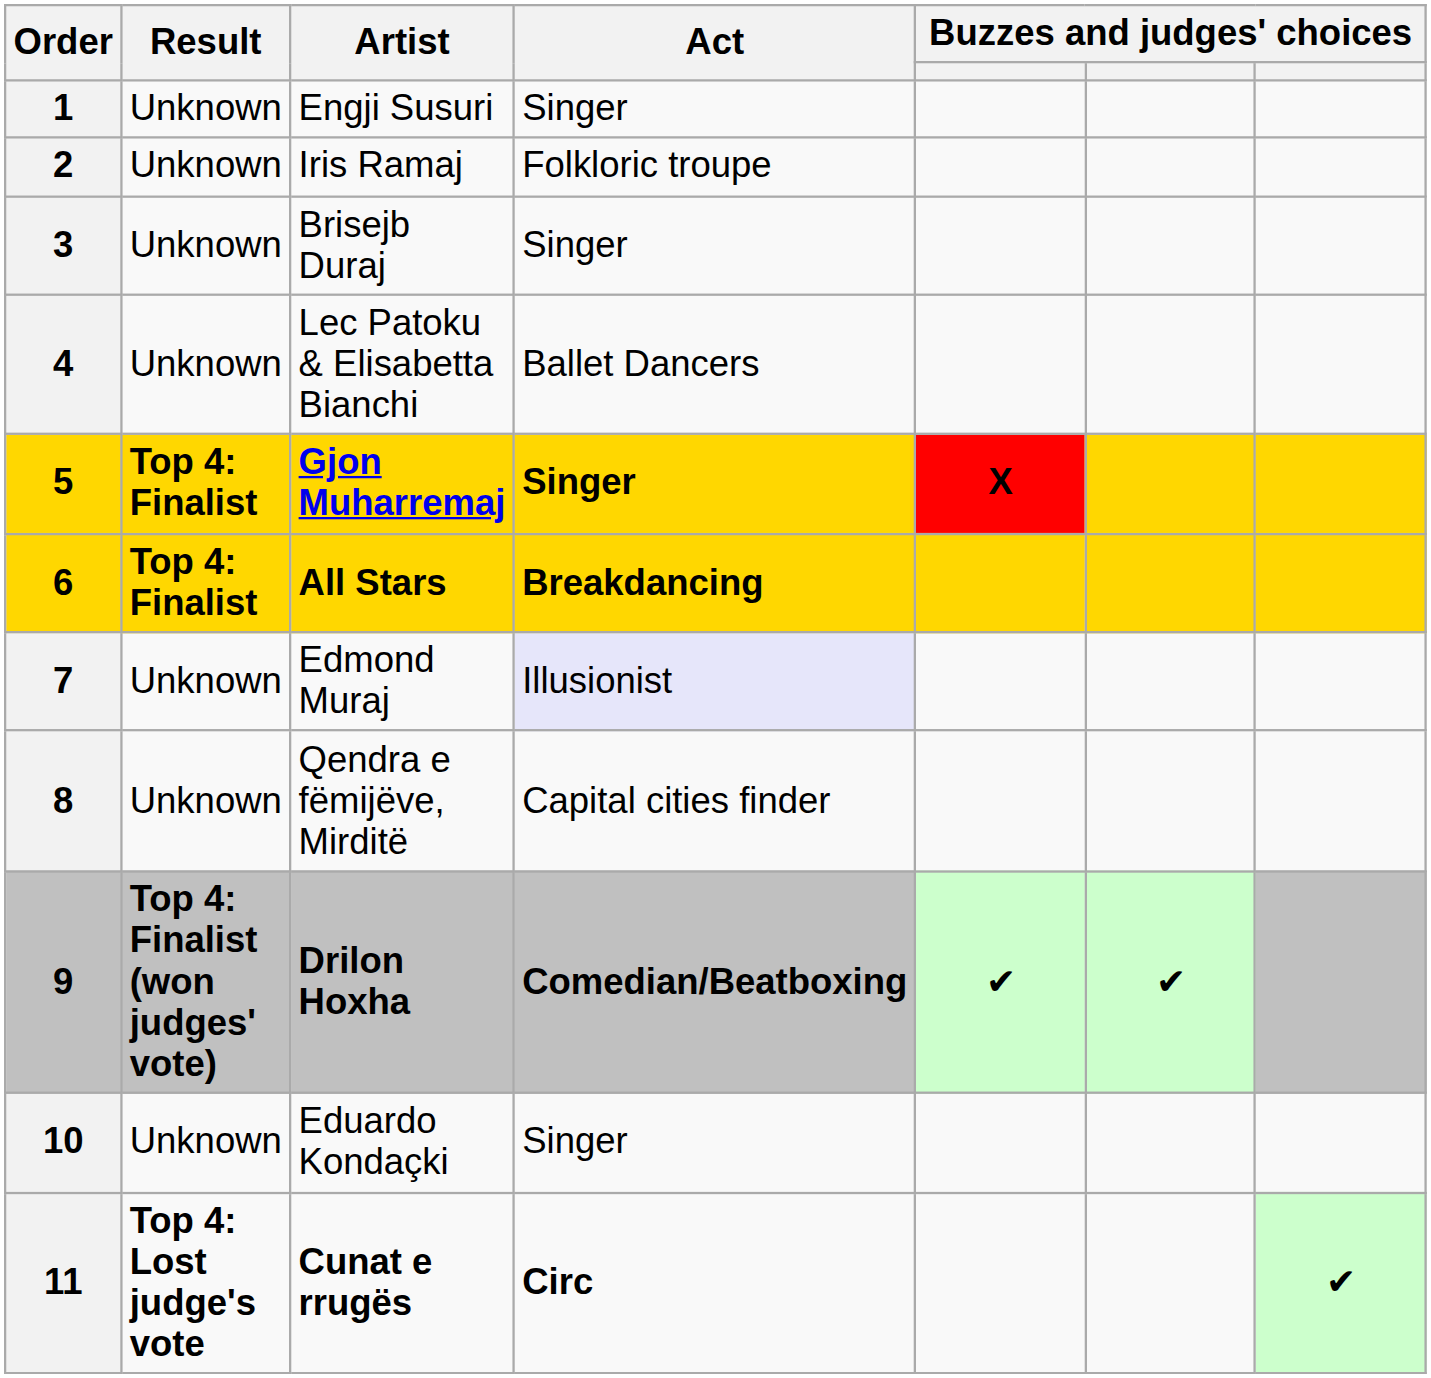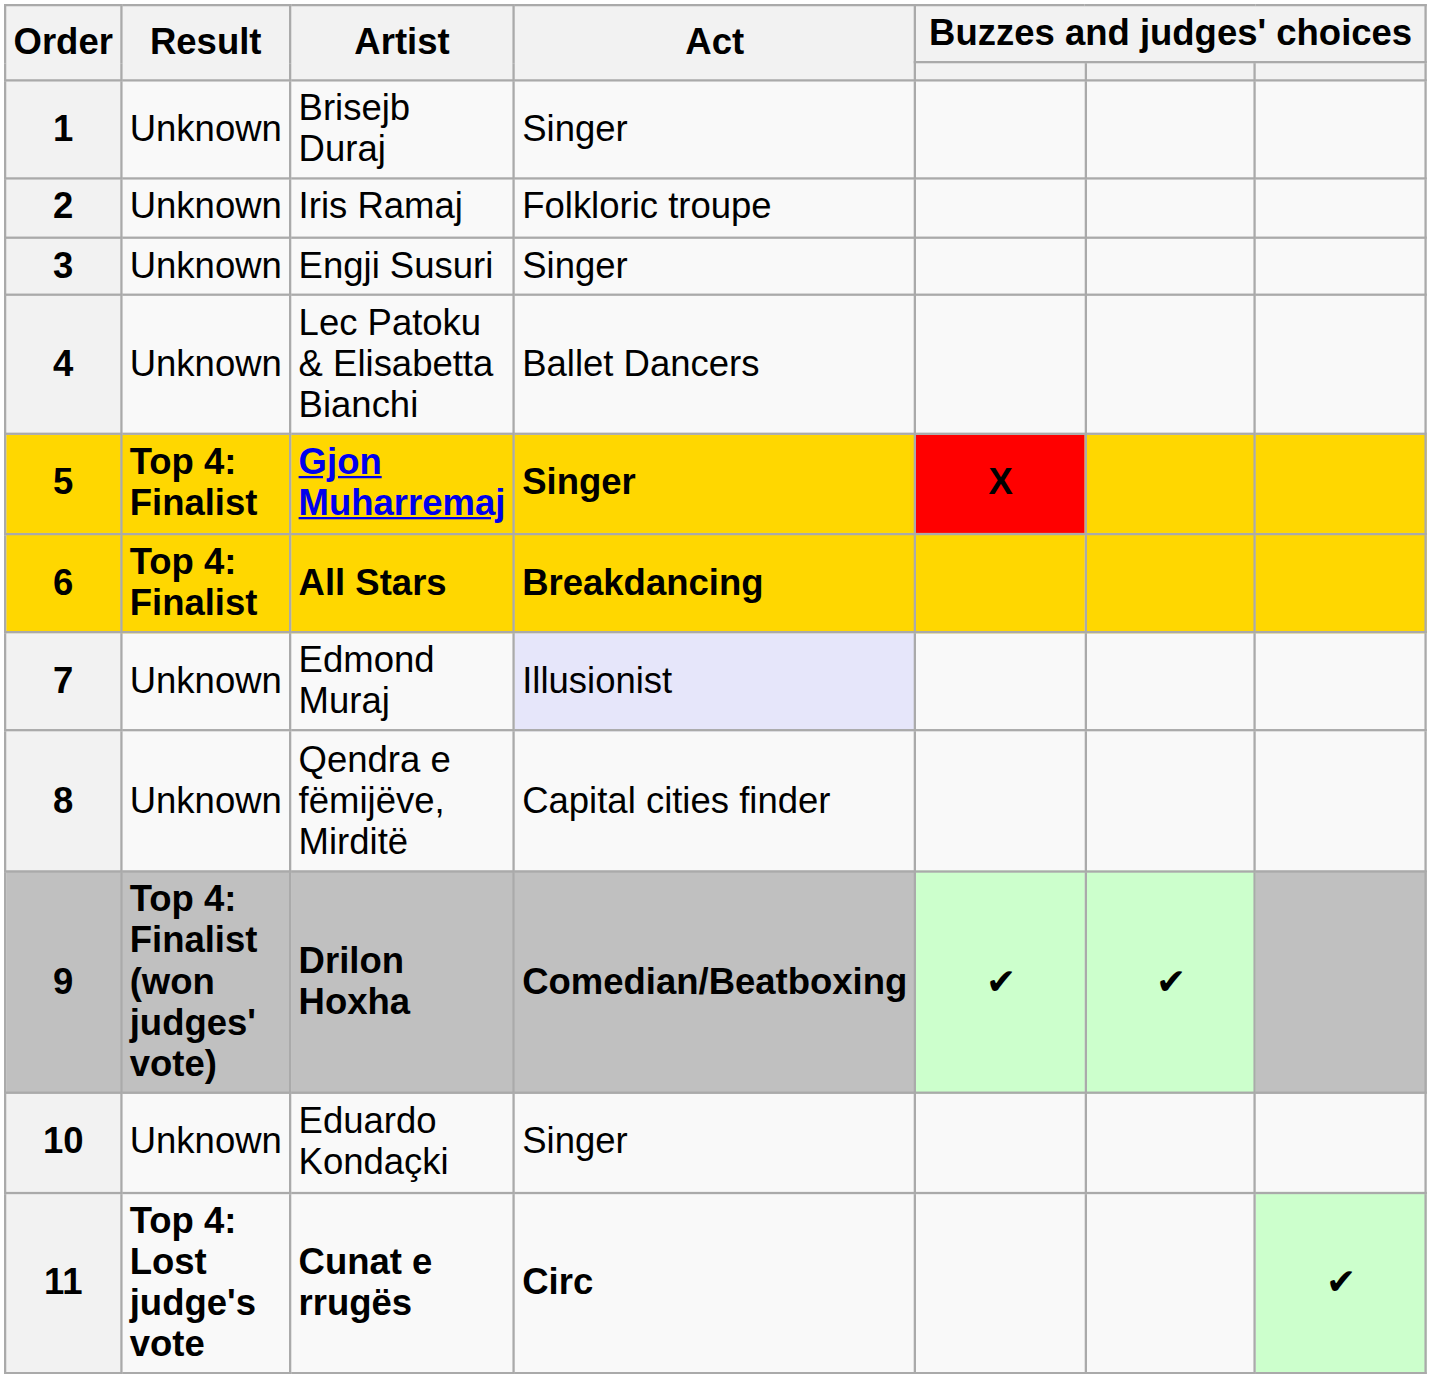(396, 108) Engji Susuri -> (354, 128) Brisejb Duraj
(354, 244) Brisejb Duraj -> (396, 264) Engji Susuri
